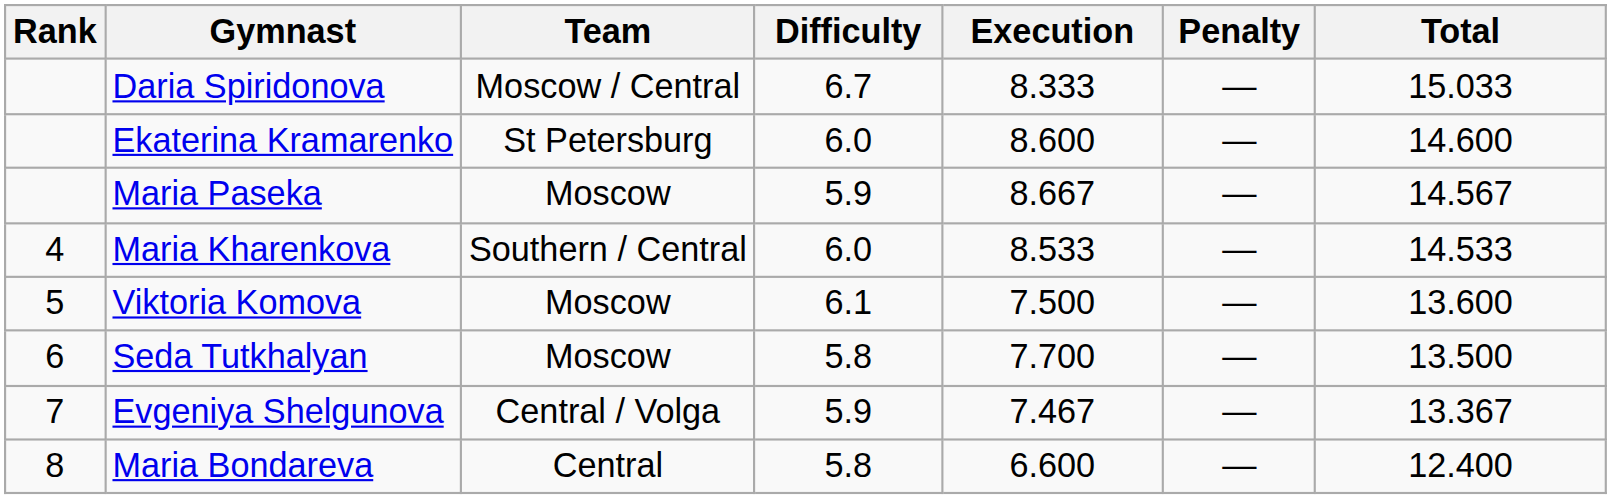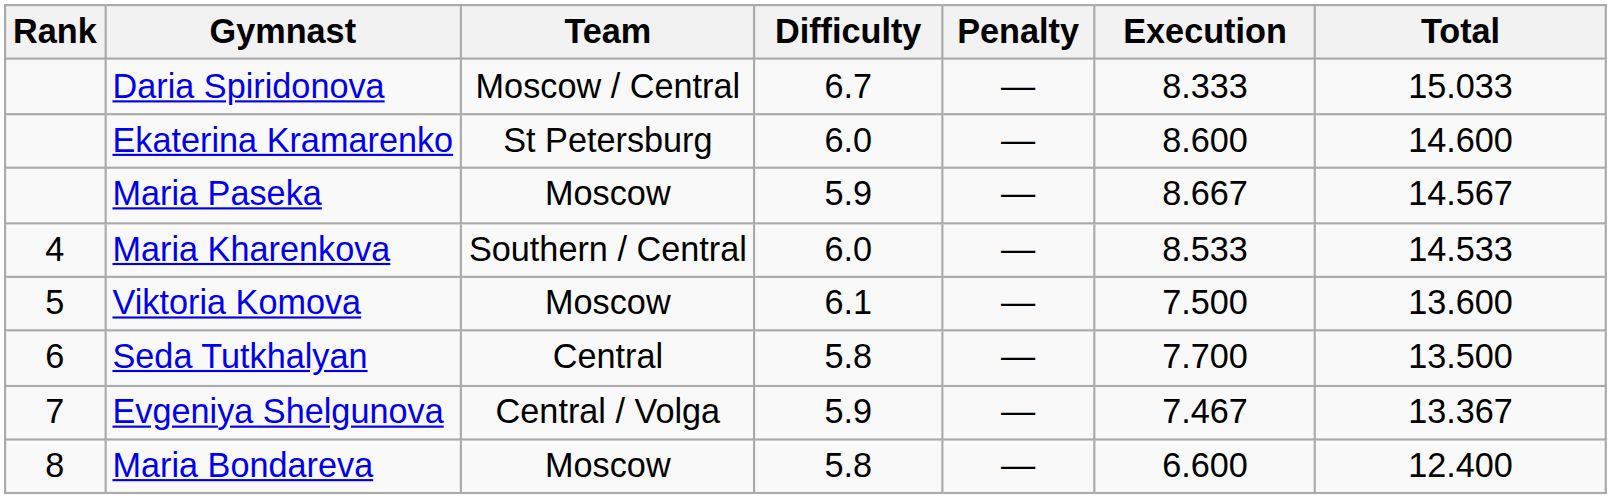columns swapped: (1052, 31) <-> (1239, 31)
(608, 357) Moscow -> (608, 357) Central
(608, 466) Central -> (608, 466) Moscow
